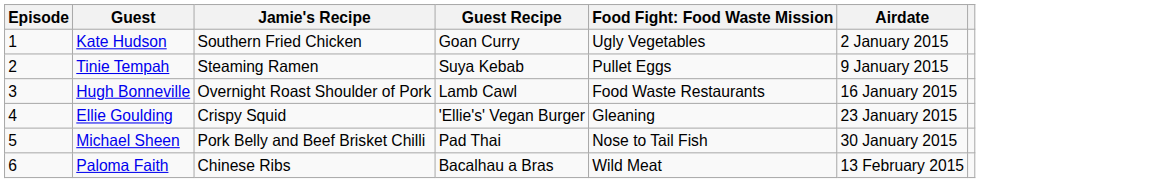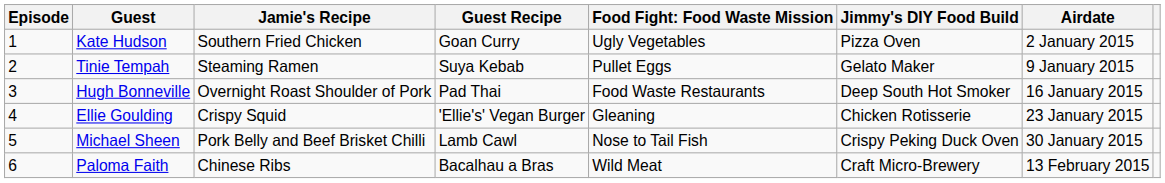+ column: (930, 17)
(478, 91) Lamb Cawl -> (470, 91) Pad Thai
(470, 141) Pad Thai -> (478, 141) Lamb Cawl
